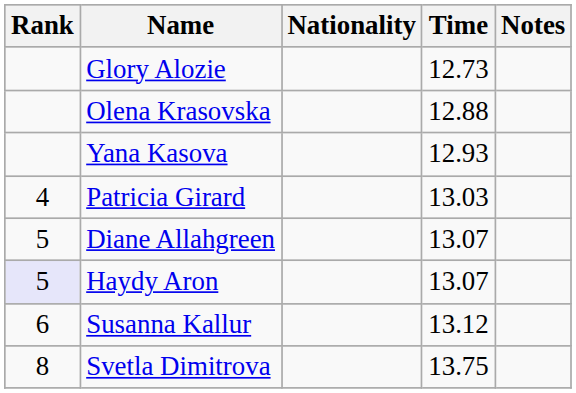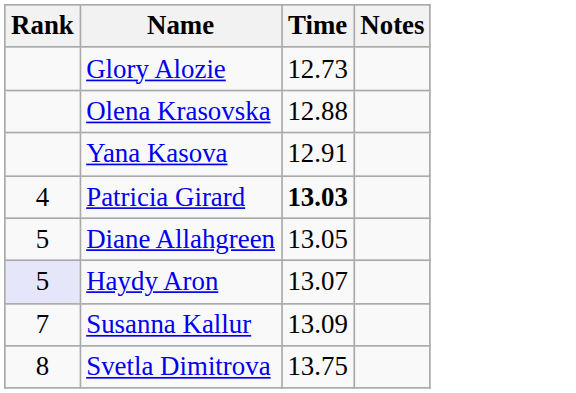- column: (352, 25)
(458, 153) 12.93 -> (318, 153) 12.91
(458, 196) normal -> (318, 196) bold
(458, 238) 13.07 -> (318, 238) 13.05
(42, 324) 6 -> (42, 324) 7
(458, 324) 13.12 -> (318, 324) 13.09
